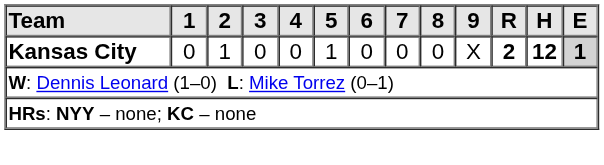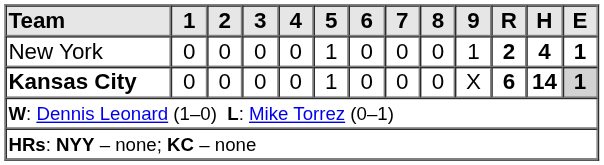+ row: (56, 51)
(225, 51) 1 -> (225, 82) 0
(509, 51) 2 -> (509, 82) 6
(544, 51) 12 -> (544, 82) 14
